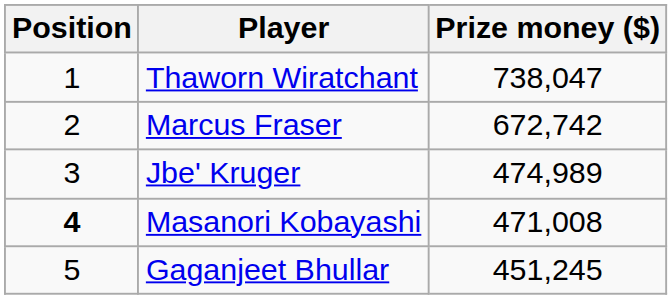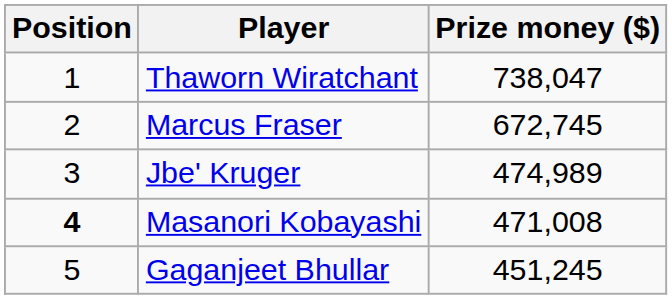(548, 125) 672,742 -> (548, 125) 672,745
